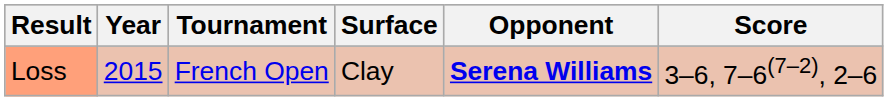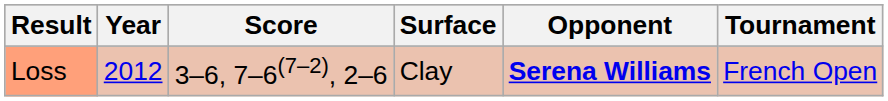columns swapped: (252, 25) <-> (771, 25)
(133, 70) 2015 -> (133, 70) 2012
